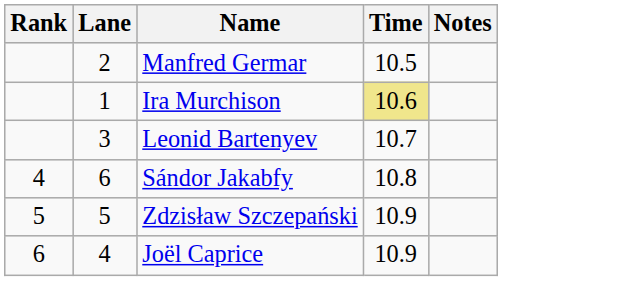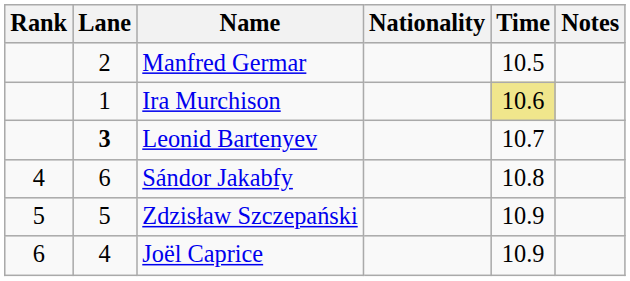+ column: (427, 23)
(105, 139) normal -> (105, 139) bold
